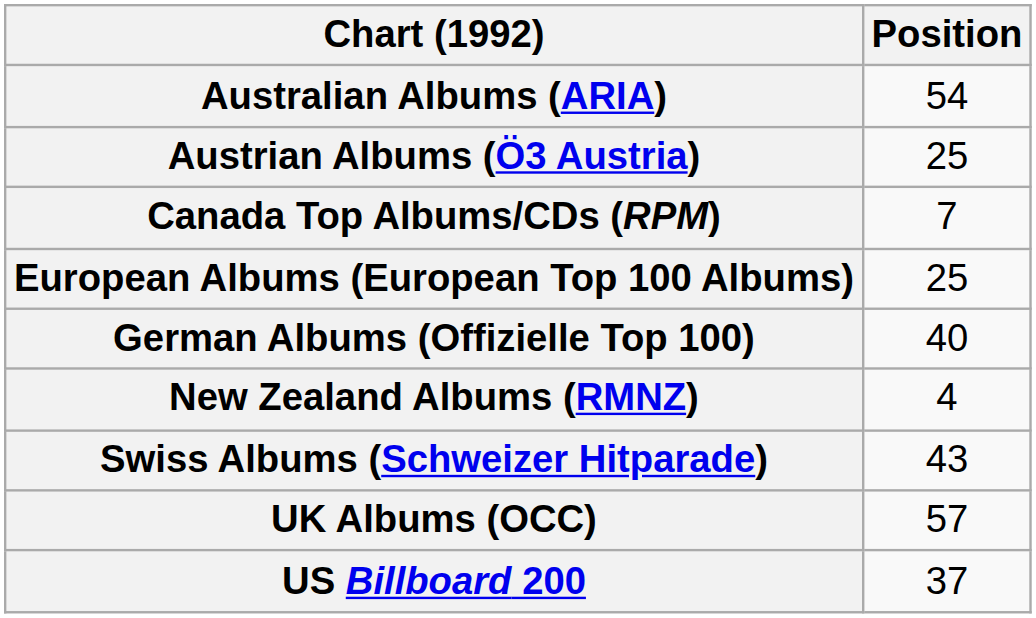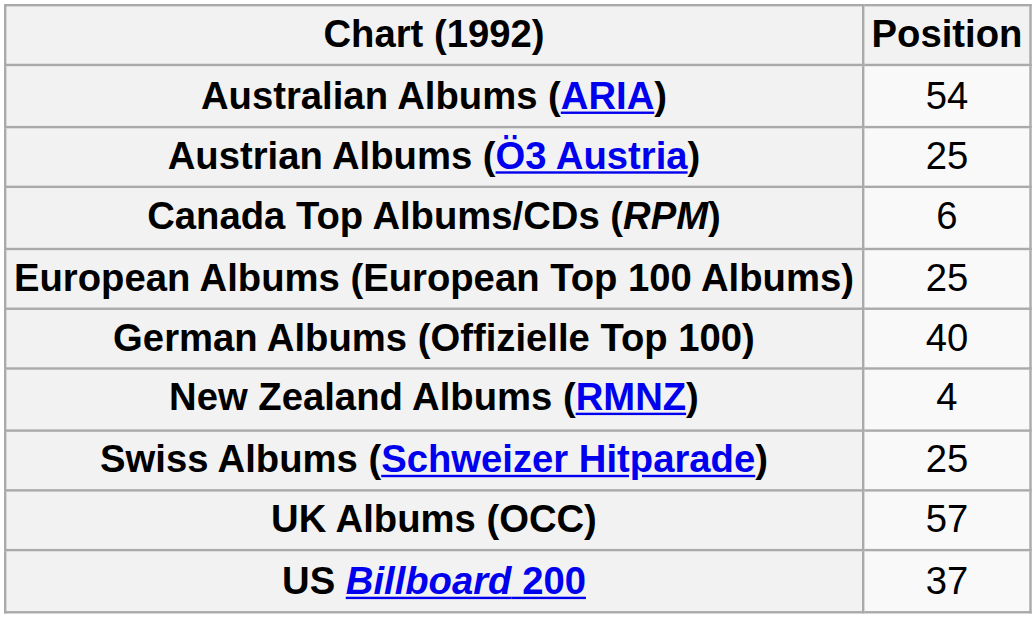(947, 216) 7 -> (947, 216) 6
(947, 459) 43 -> (947, 459) 25
